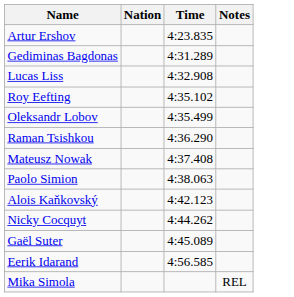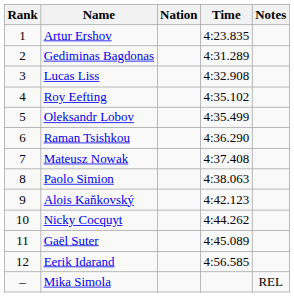+ column: (23, 14)
